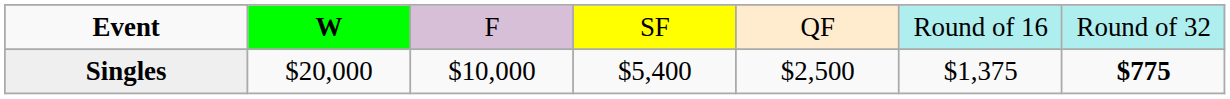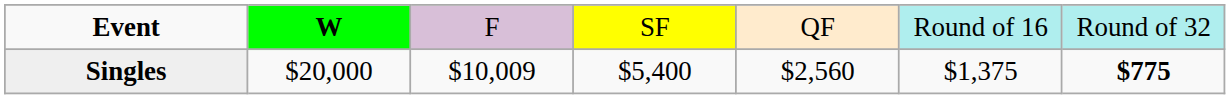(492, 71) $10,000 -> (492, 71) $10,009
(818, 71) $2,500 -> (818, 71) $2,560
